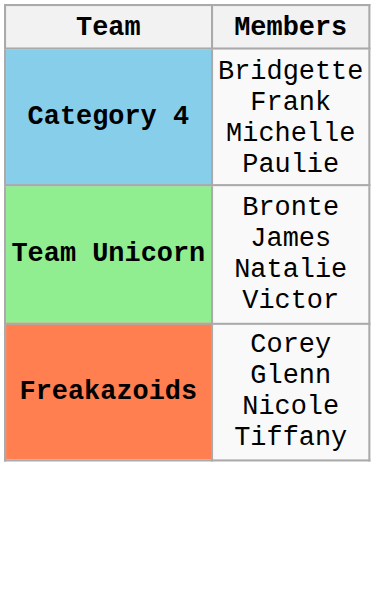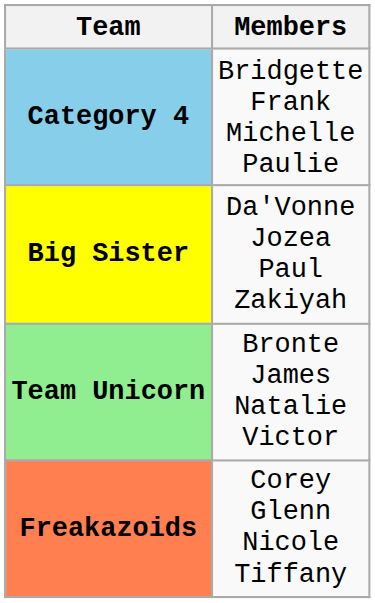+ row: (108, 254)
